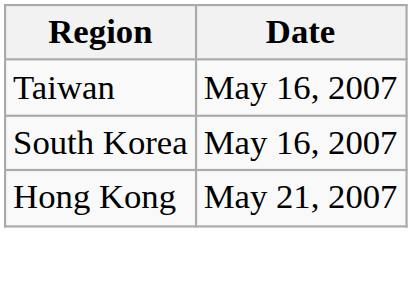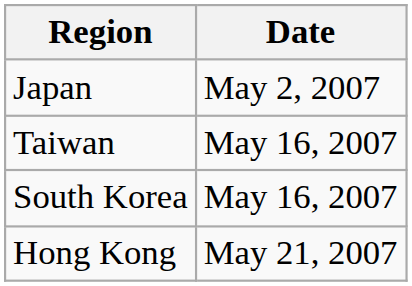+ row: (53, 87)
